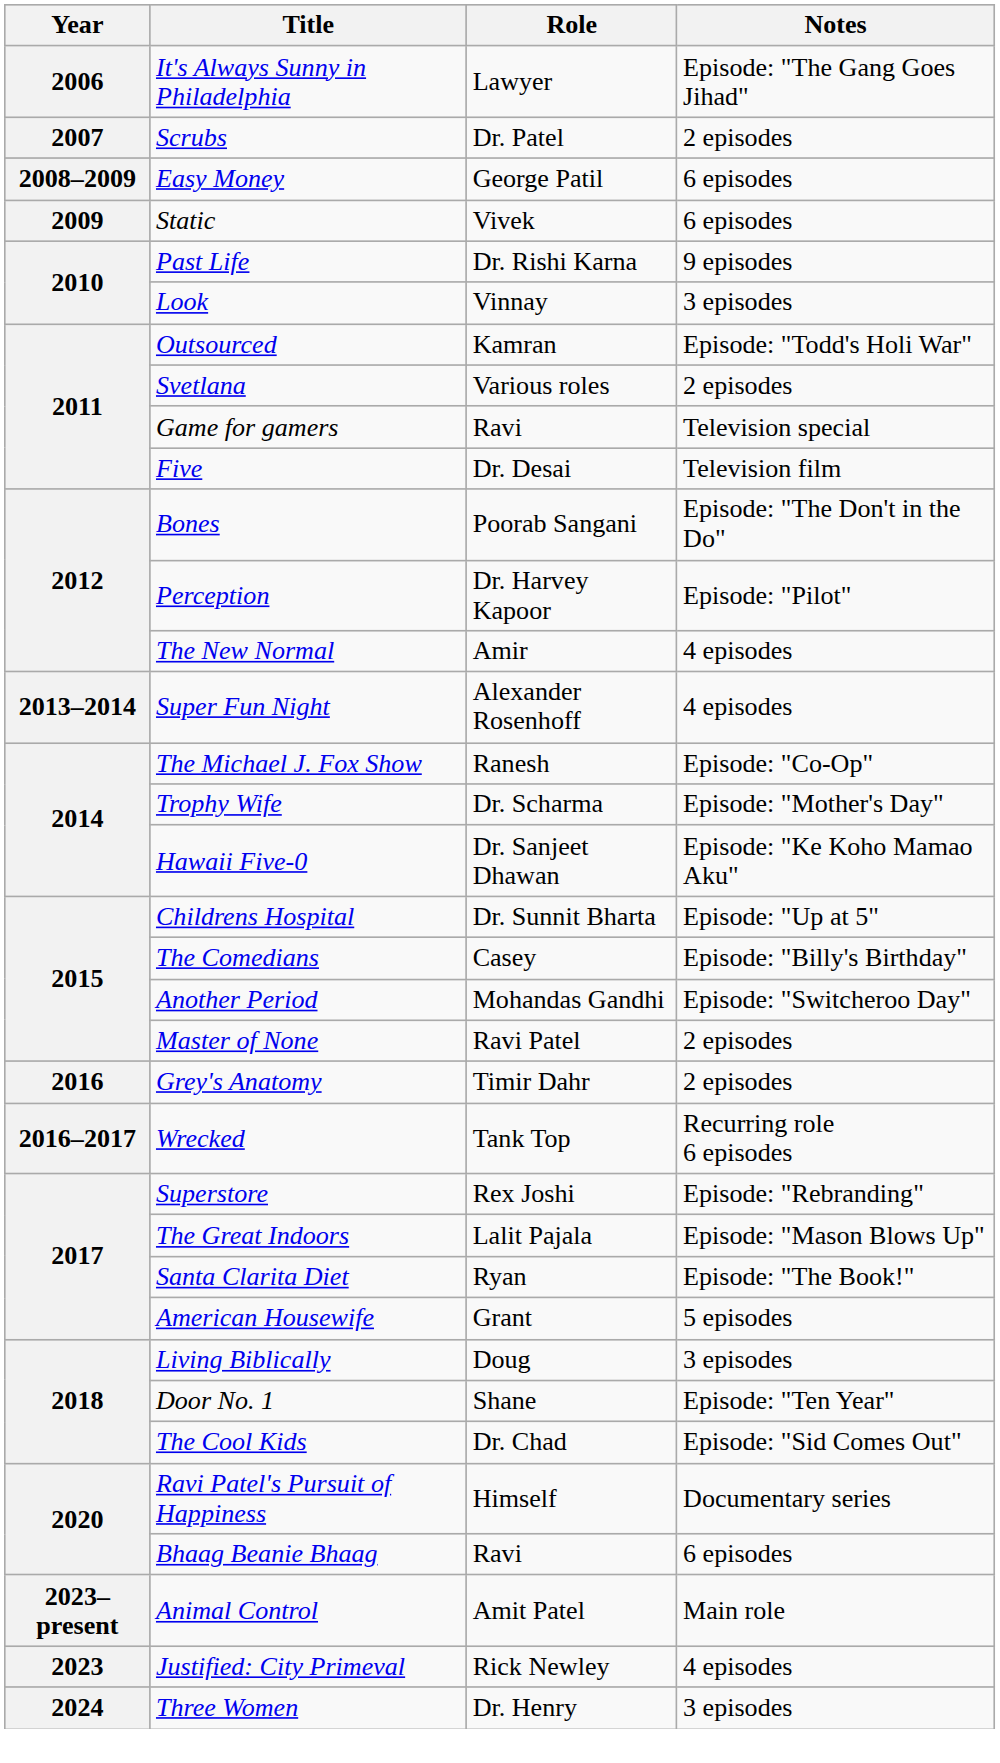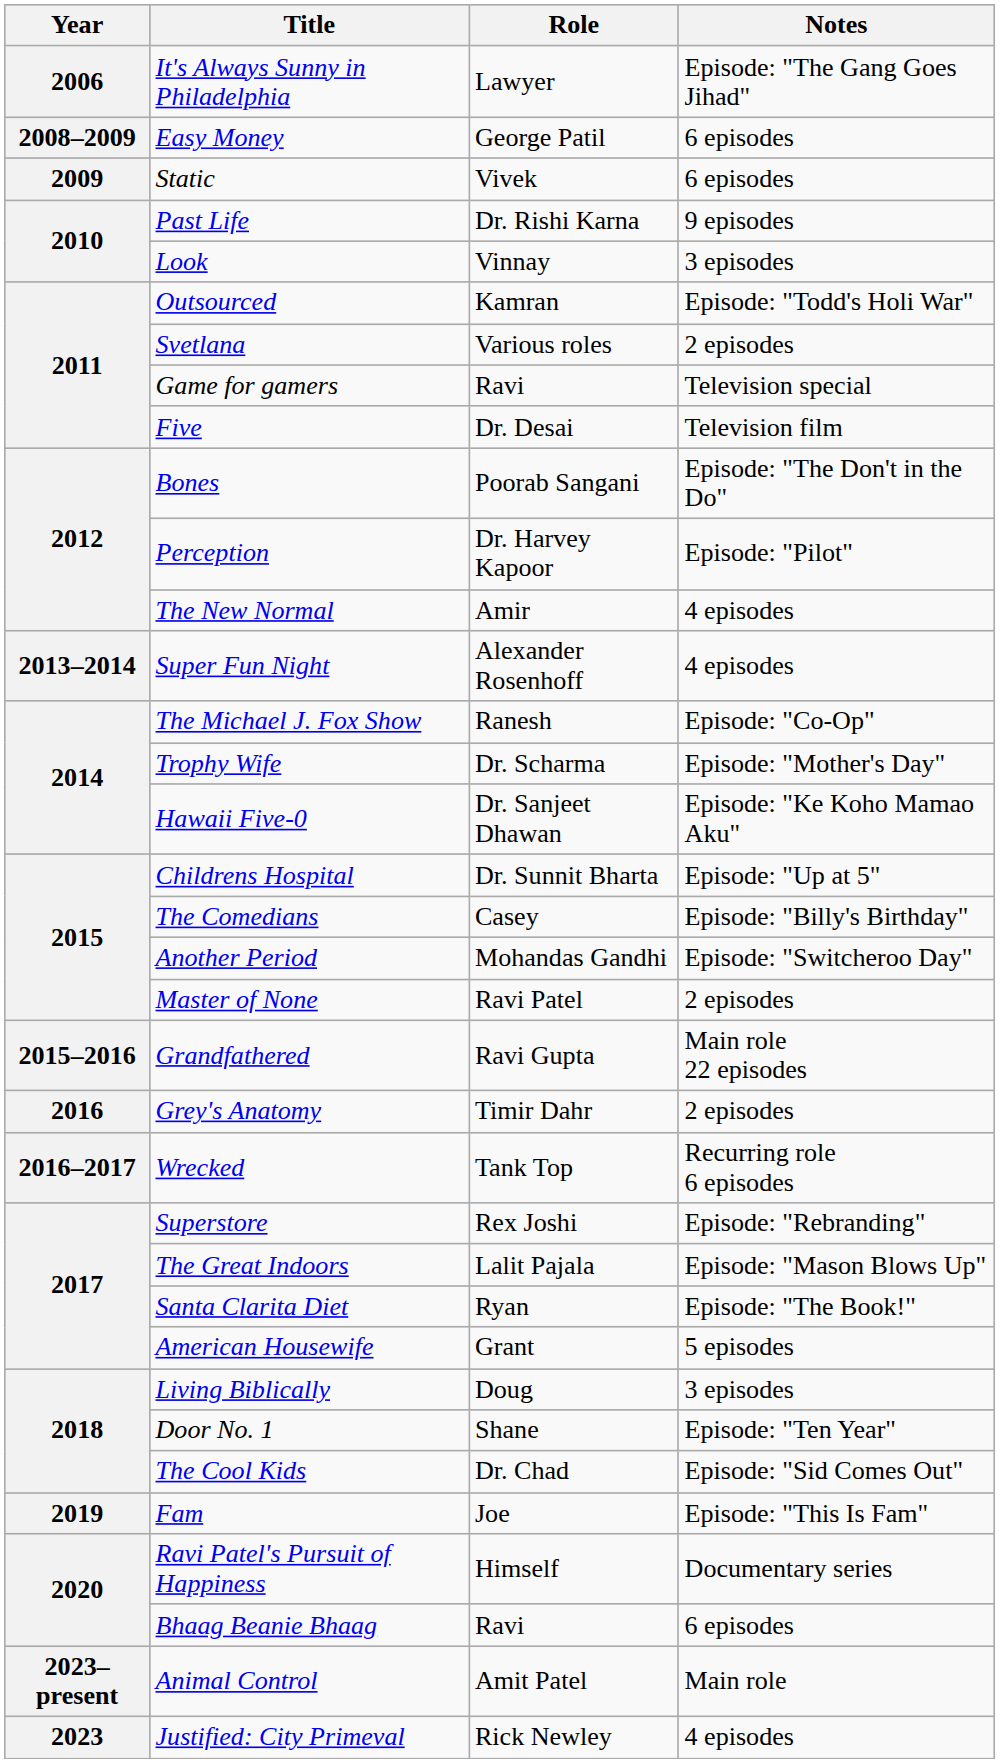- row: (191, 137)
+ row: (233, 1055)
+ row: (179, 1512)
- row: (227, 1707)
